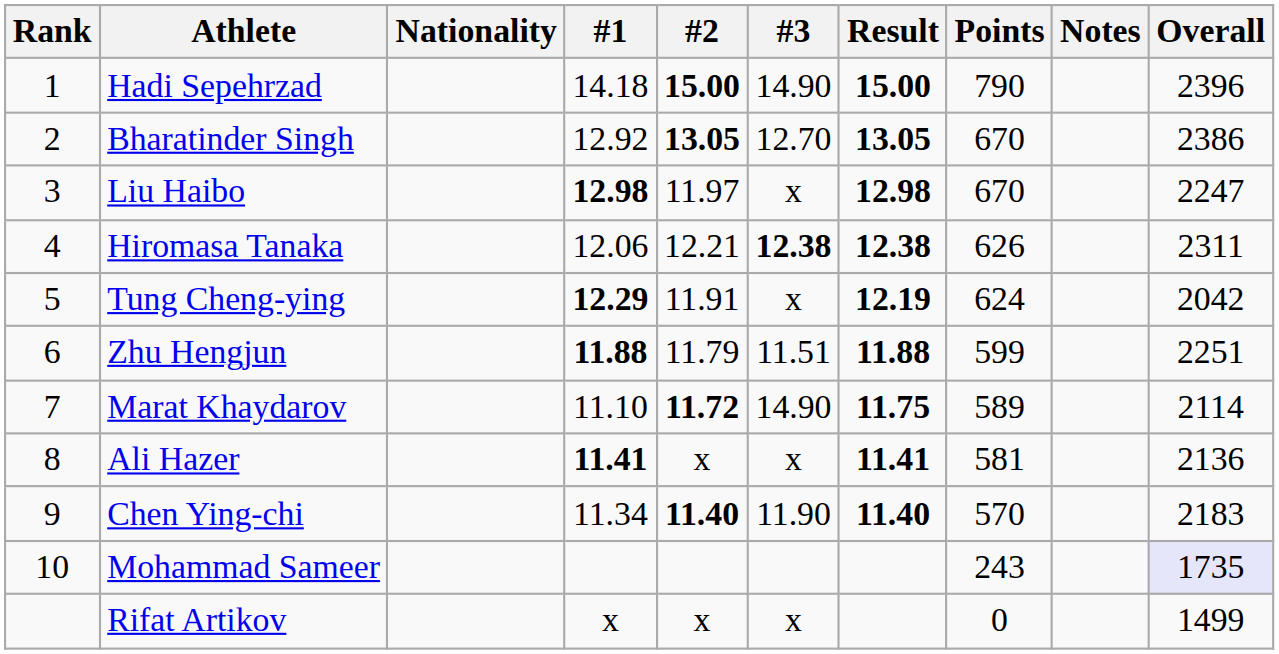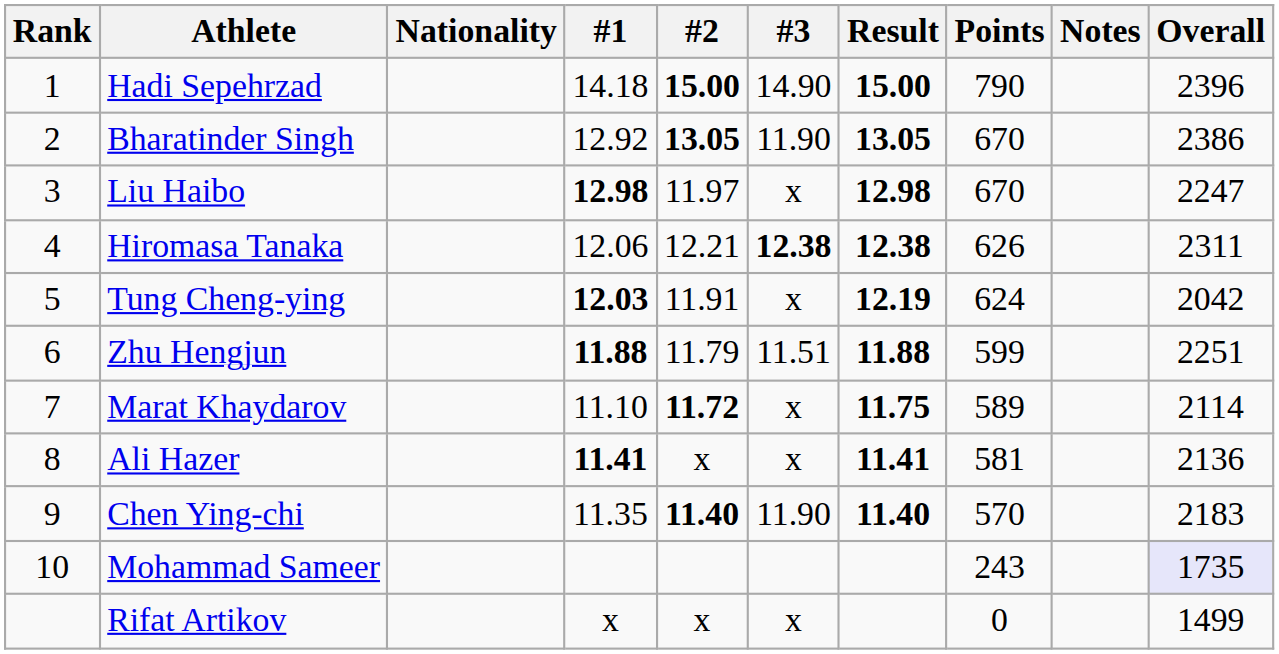(794, 138) 12.70 -> (794, 138) 11.90
(610, 298) 12.29 -> (610, 298) 12.03
(794, 406) 14.90 -> (794, 406) x
(610, 513) 11.34 -> (610, 513) 11.35
